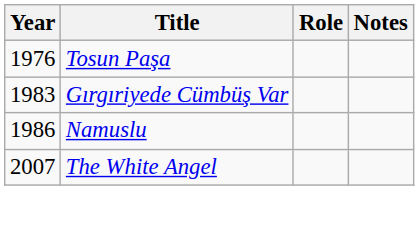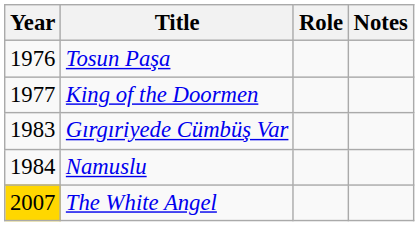+ row: (162, 94)
(33, 130) 1986 -> (33, 166) 1984
(33, 166) no background -> (33, 202) gold background
